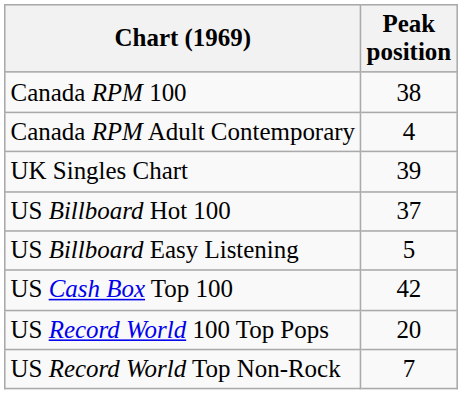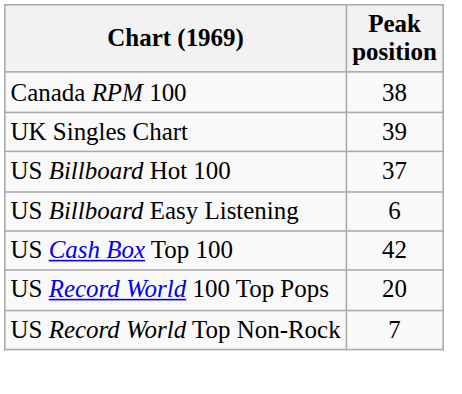- row: (183, 131)
(409, 250) 5 -> (394, 210) 6
